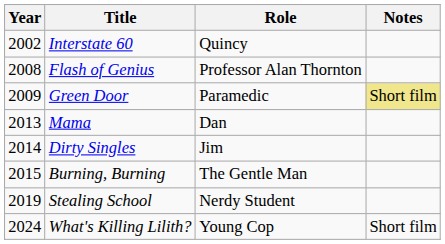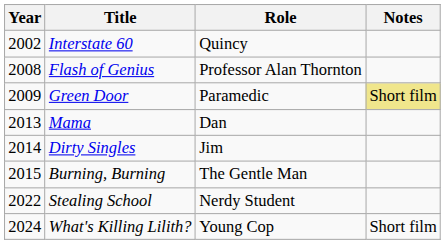(25, 200) 2019 -> (25, 200) 2022
